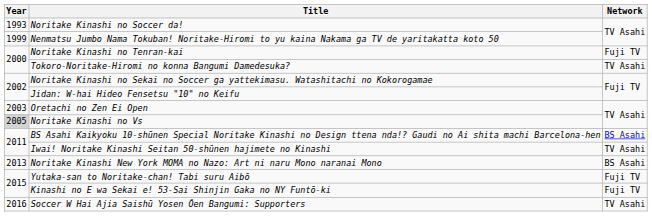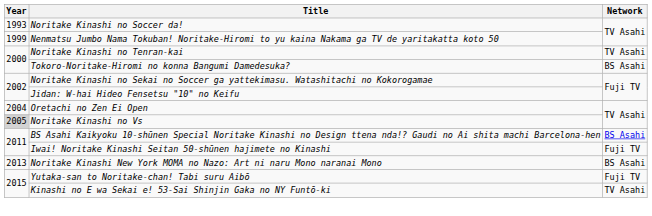(622, 53) Fuji TV -> (625, 53) TV Asahi
(625, 66) TV Asahi -> (625, 66) BS Asahi
(17, 108) 2003 -> (17, 108) 2004
(625, 149) TV Asahi -> (622, 149) Fuji TV
(622, 190) Fuji TV -> (625, 190) TV Asahi
- row: (168, 204)
